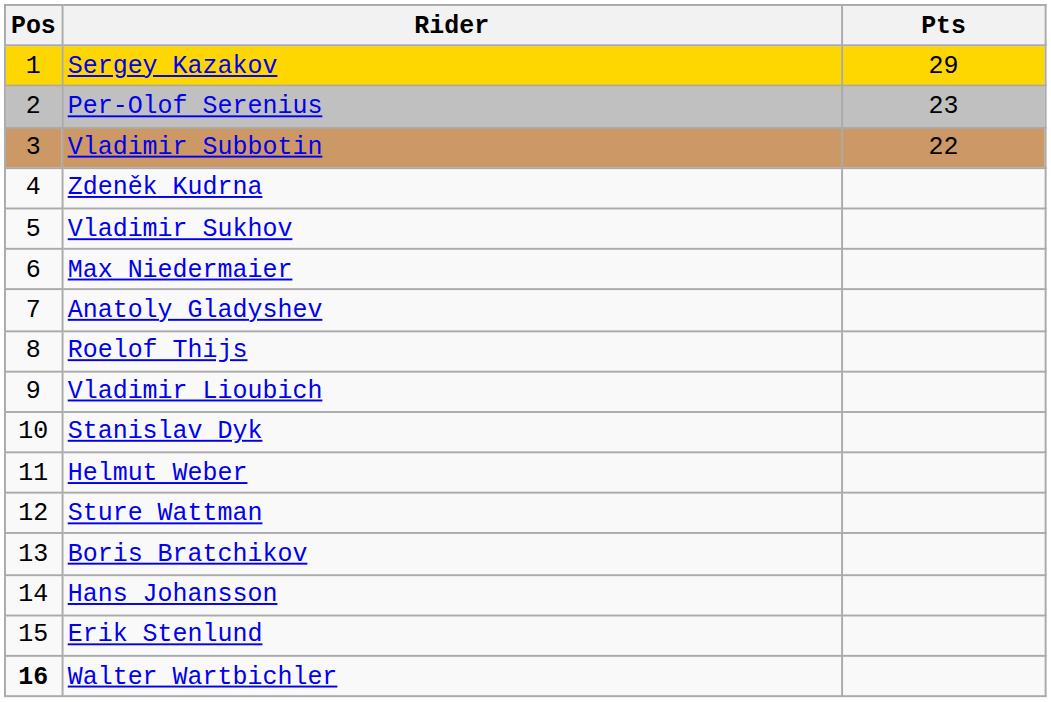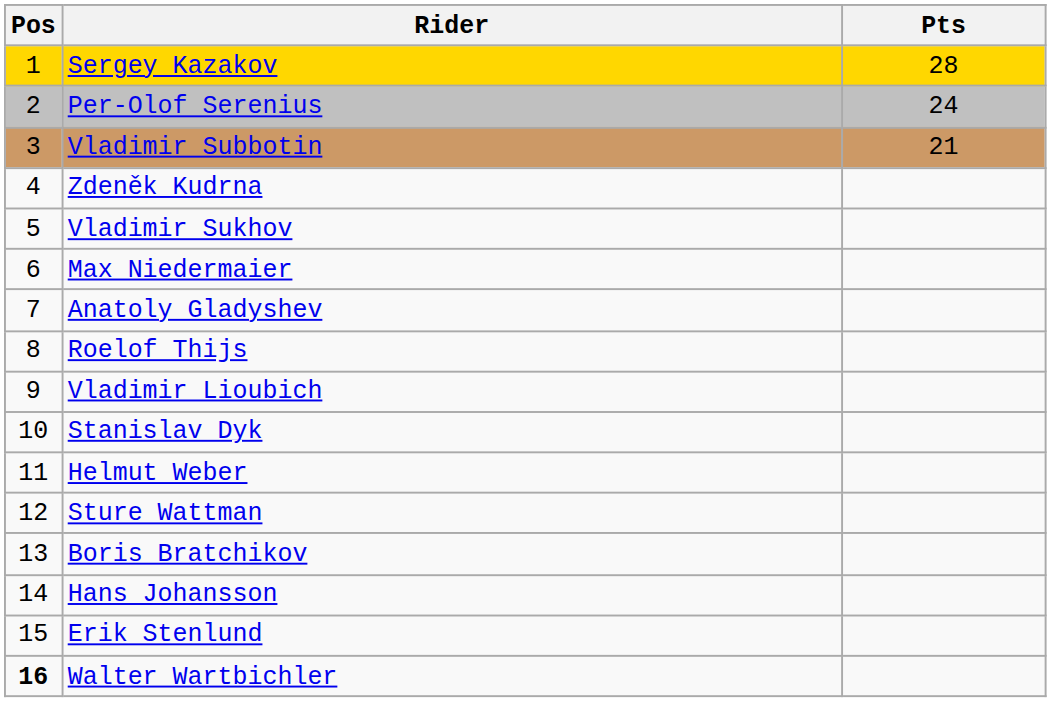(944, 66) 29 -> (944, 66) 28
(944, 107) 23 -> (944, 107) 24
(944, 147) 22 -> (944, 147) 21
